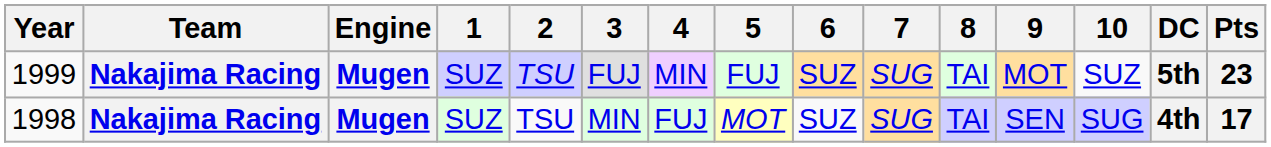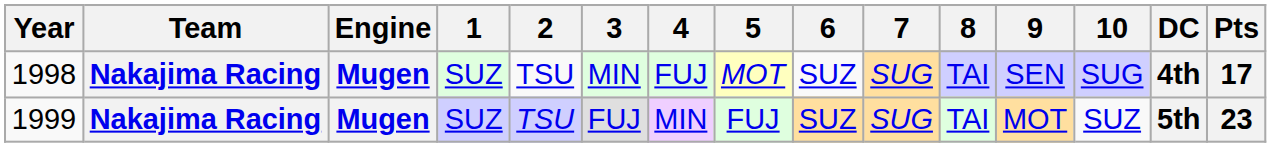rows swapped: (44, 120) <-> (44, 74)
